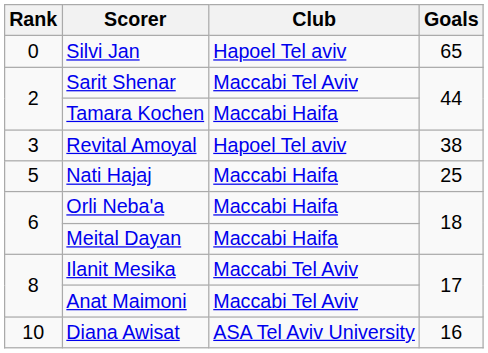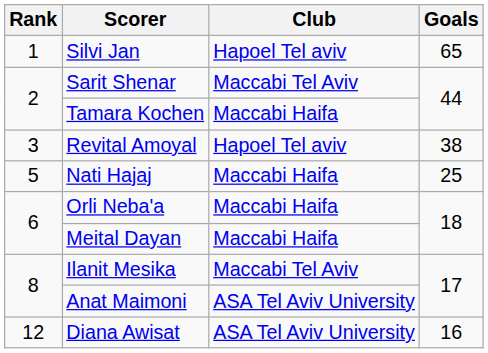(33, 51) 0 -> (33, 51) 1
(286, 301) Maccabi Tel Aviv -> (314, 301) ASA Tel Aviv University
(33, 332) 10 -> (33, 332) 12
